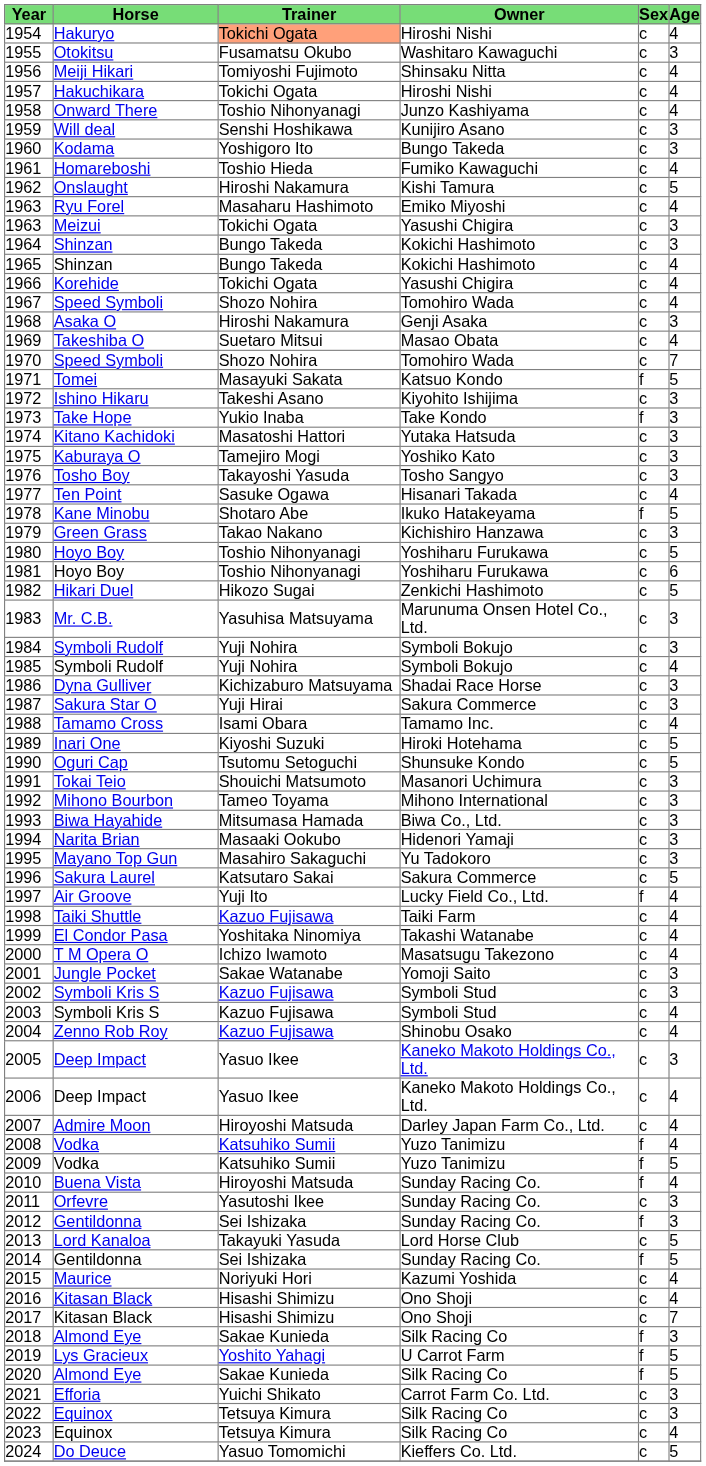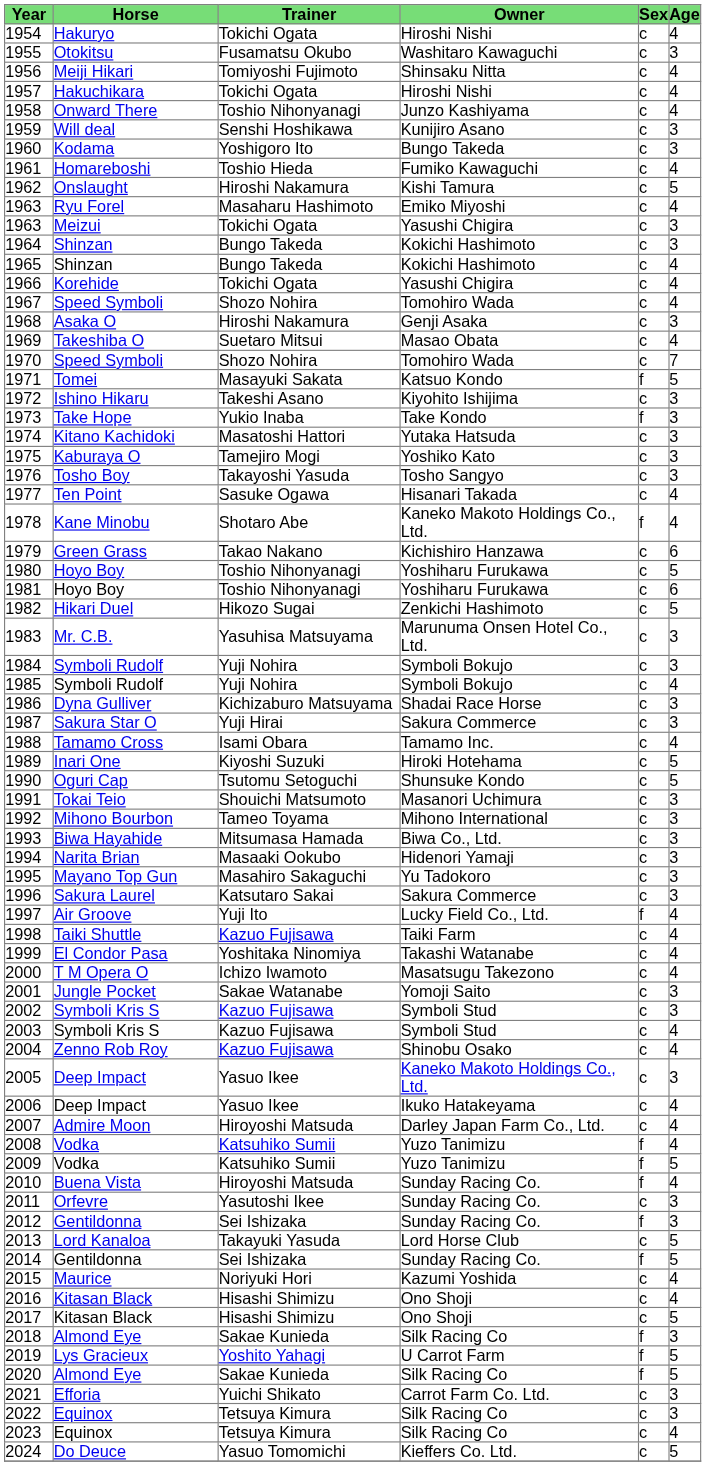(268, 33) lightsalmon background -> (268, 33) no background
(468, 514) Ikuko Hatakeyama -> (508, 523) Kaneko Makoto Holdings Co., Ltd.
(674, 514) 5 -> (674, 523) 4
(674, 533) 3 -> (674, 551) 6
(674, 877) 5 -> (674, 896) 3
(508, 1097) Kaneko Makoto Holdings Co., Ltd. -> (468, 1106) Ikuko Hatakeyama
(674, 1317) 7 -> (674, 1317) 5
